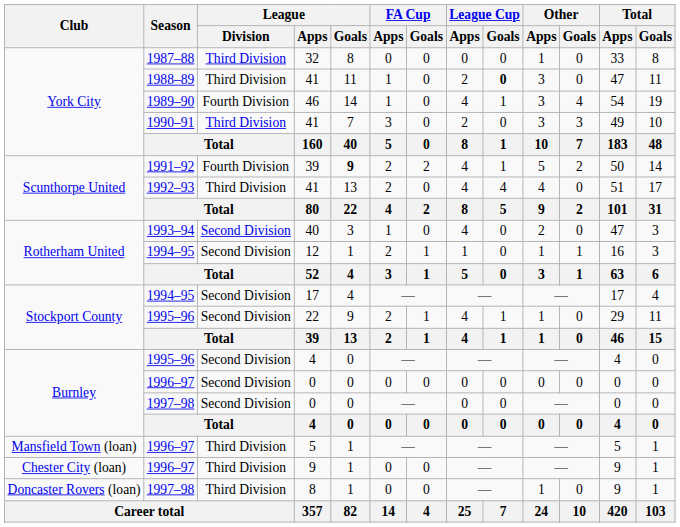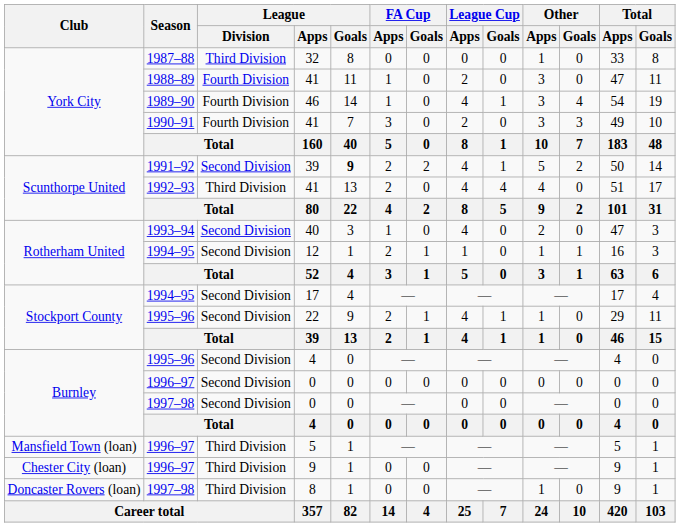(246, 79) Third Division -> (246, 79) Fourth Division
(503, 79) bold -> (503, 79) normal
(246, 123) Third Division -> (246, 123) Fourth Division
(246, 166) Fourth Division -> (246, 166) Second Division
